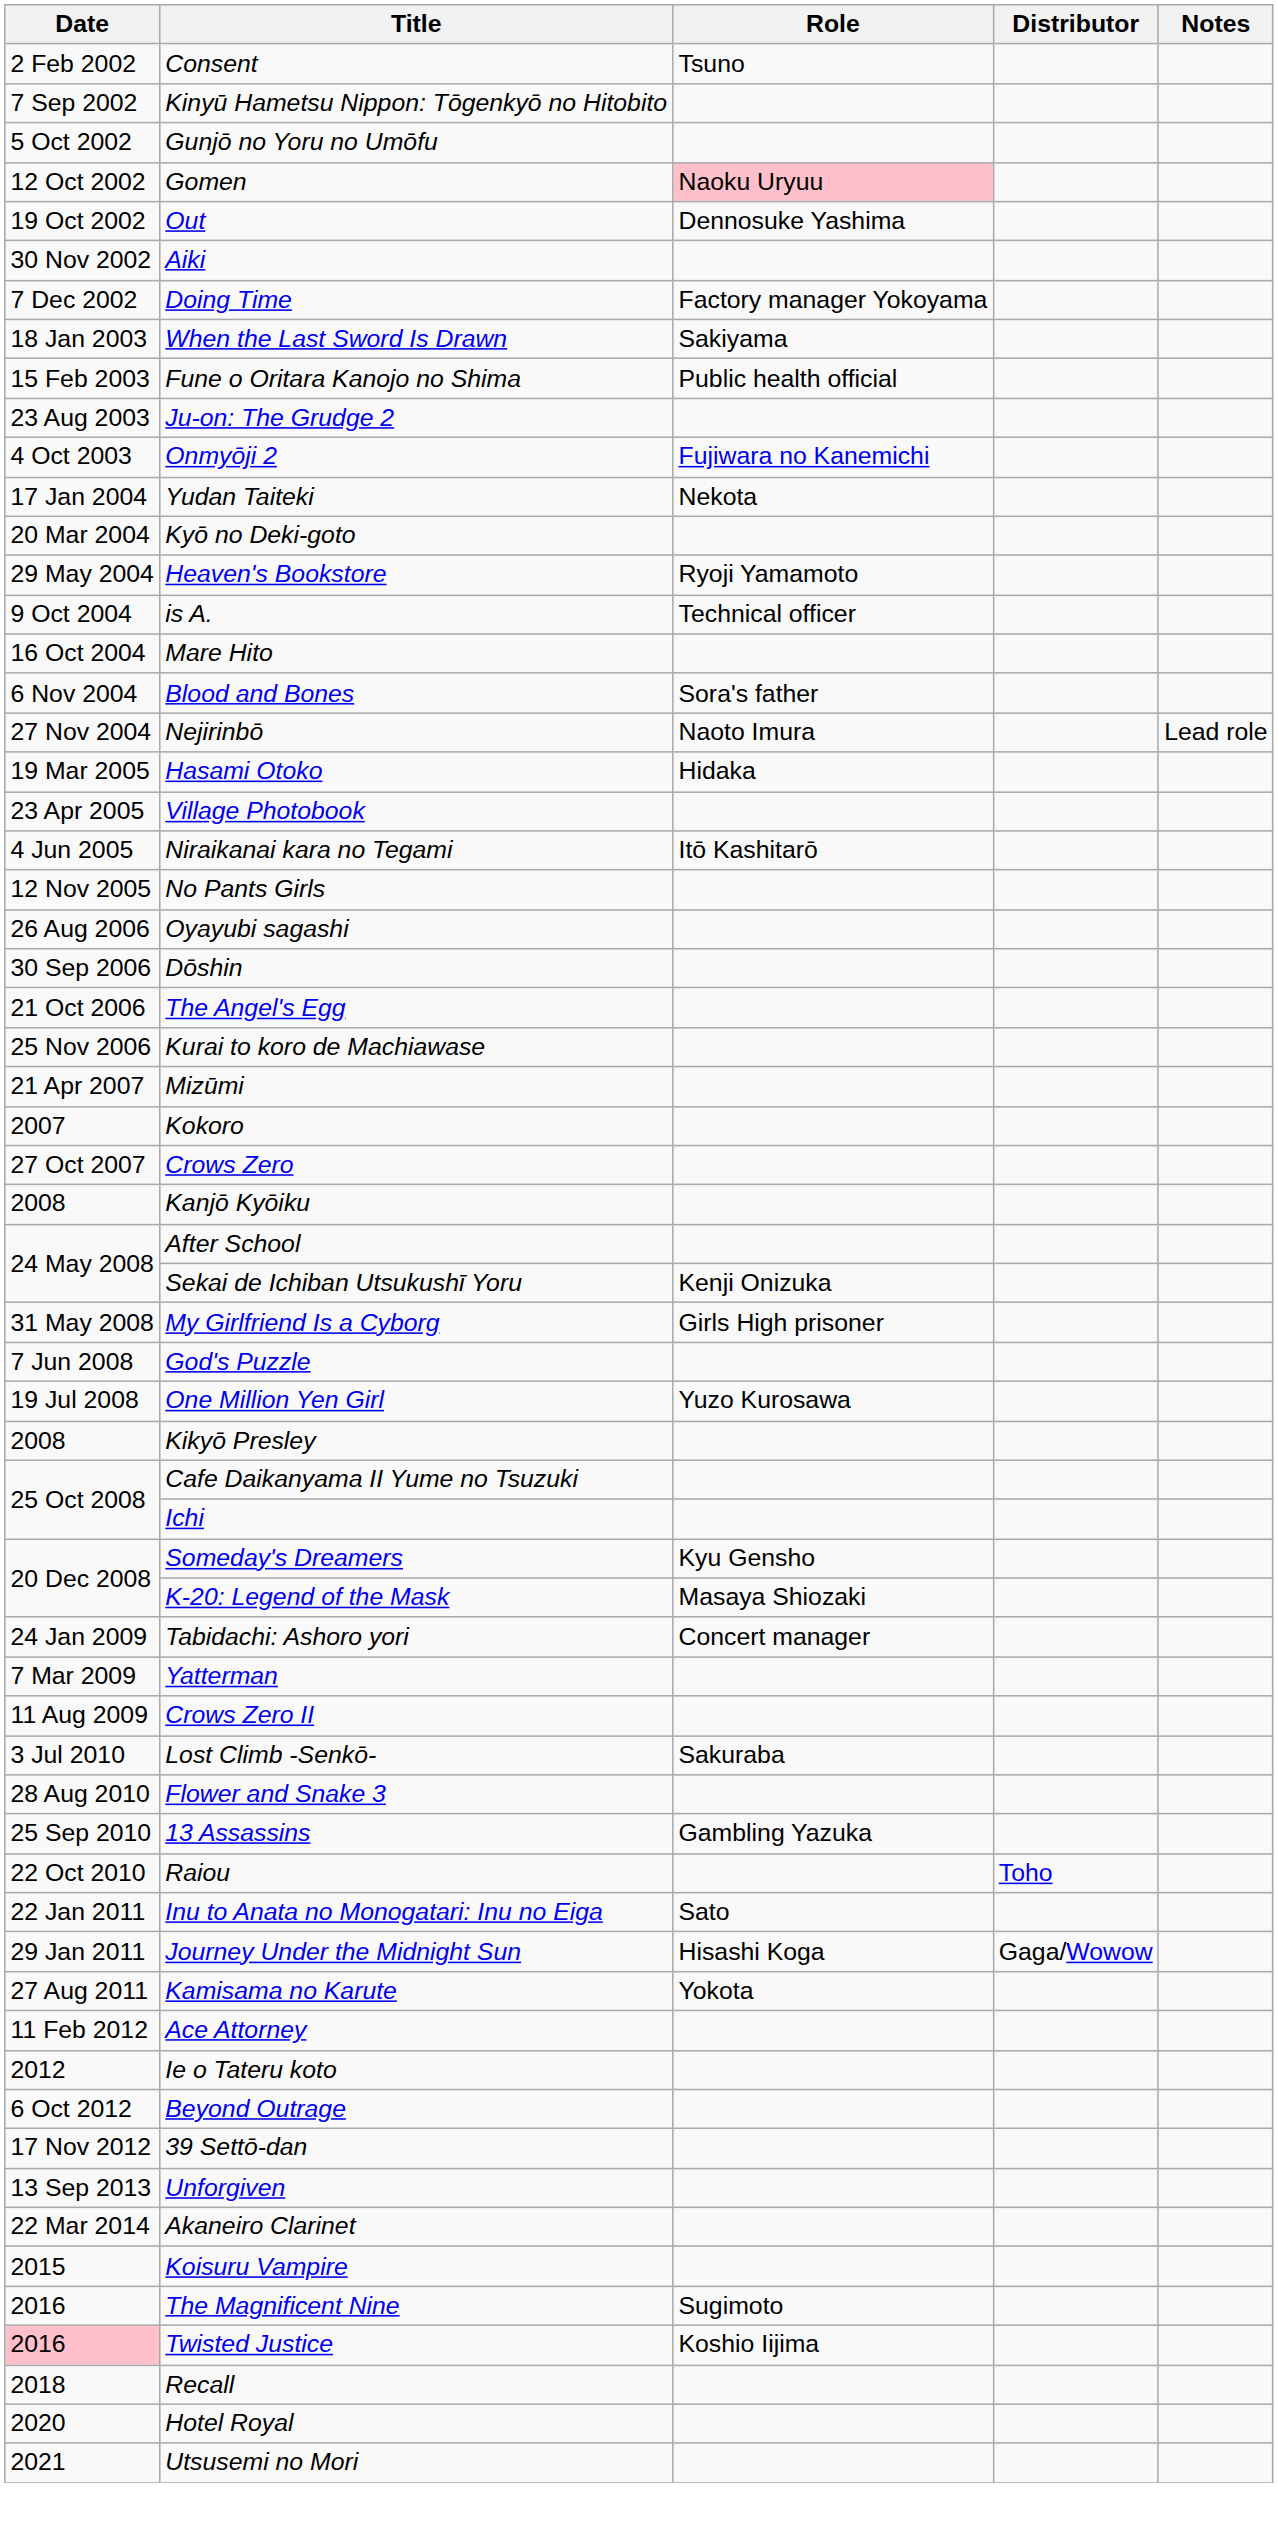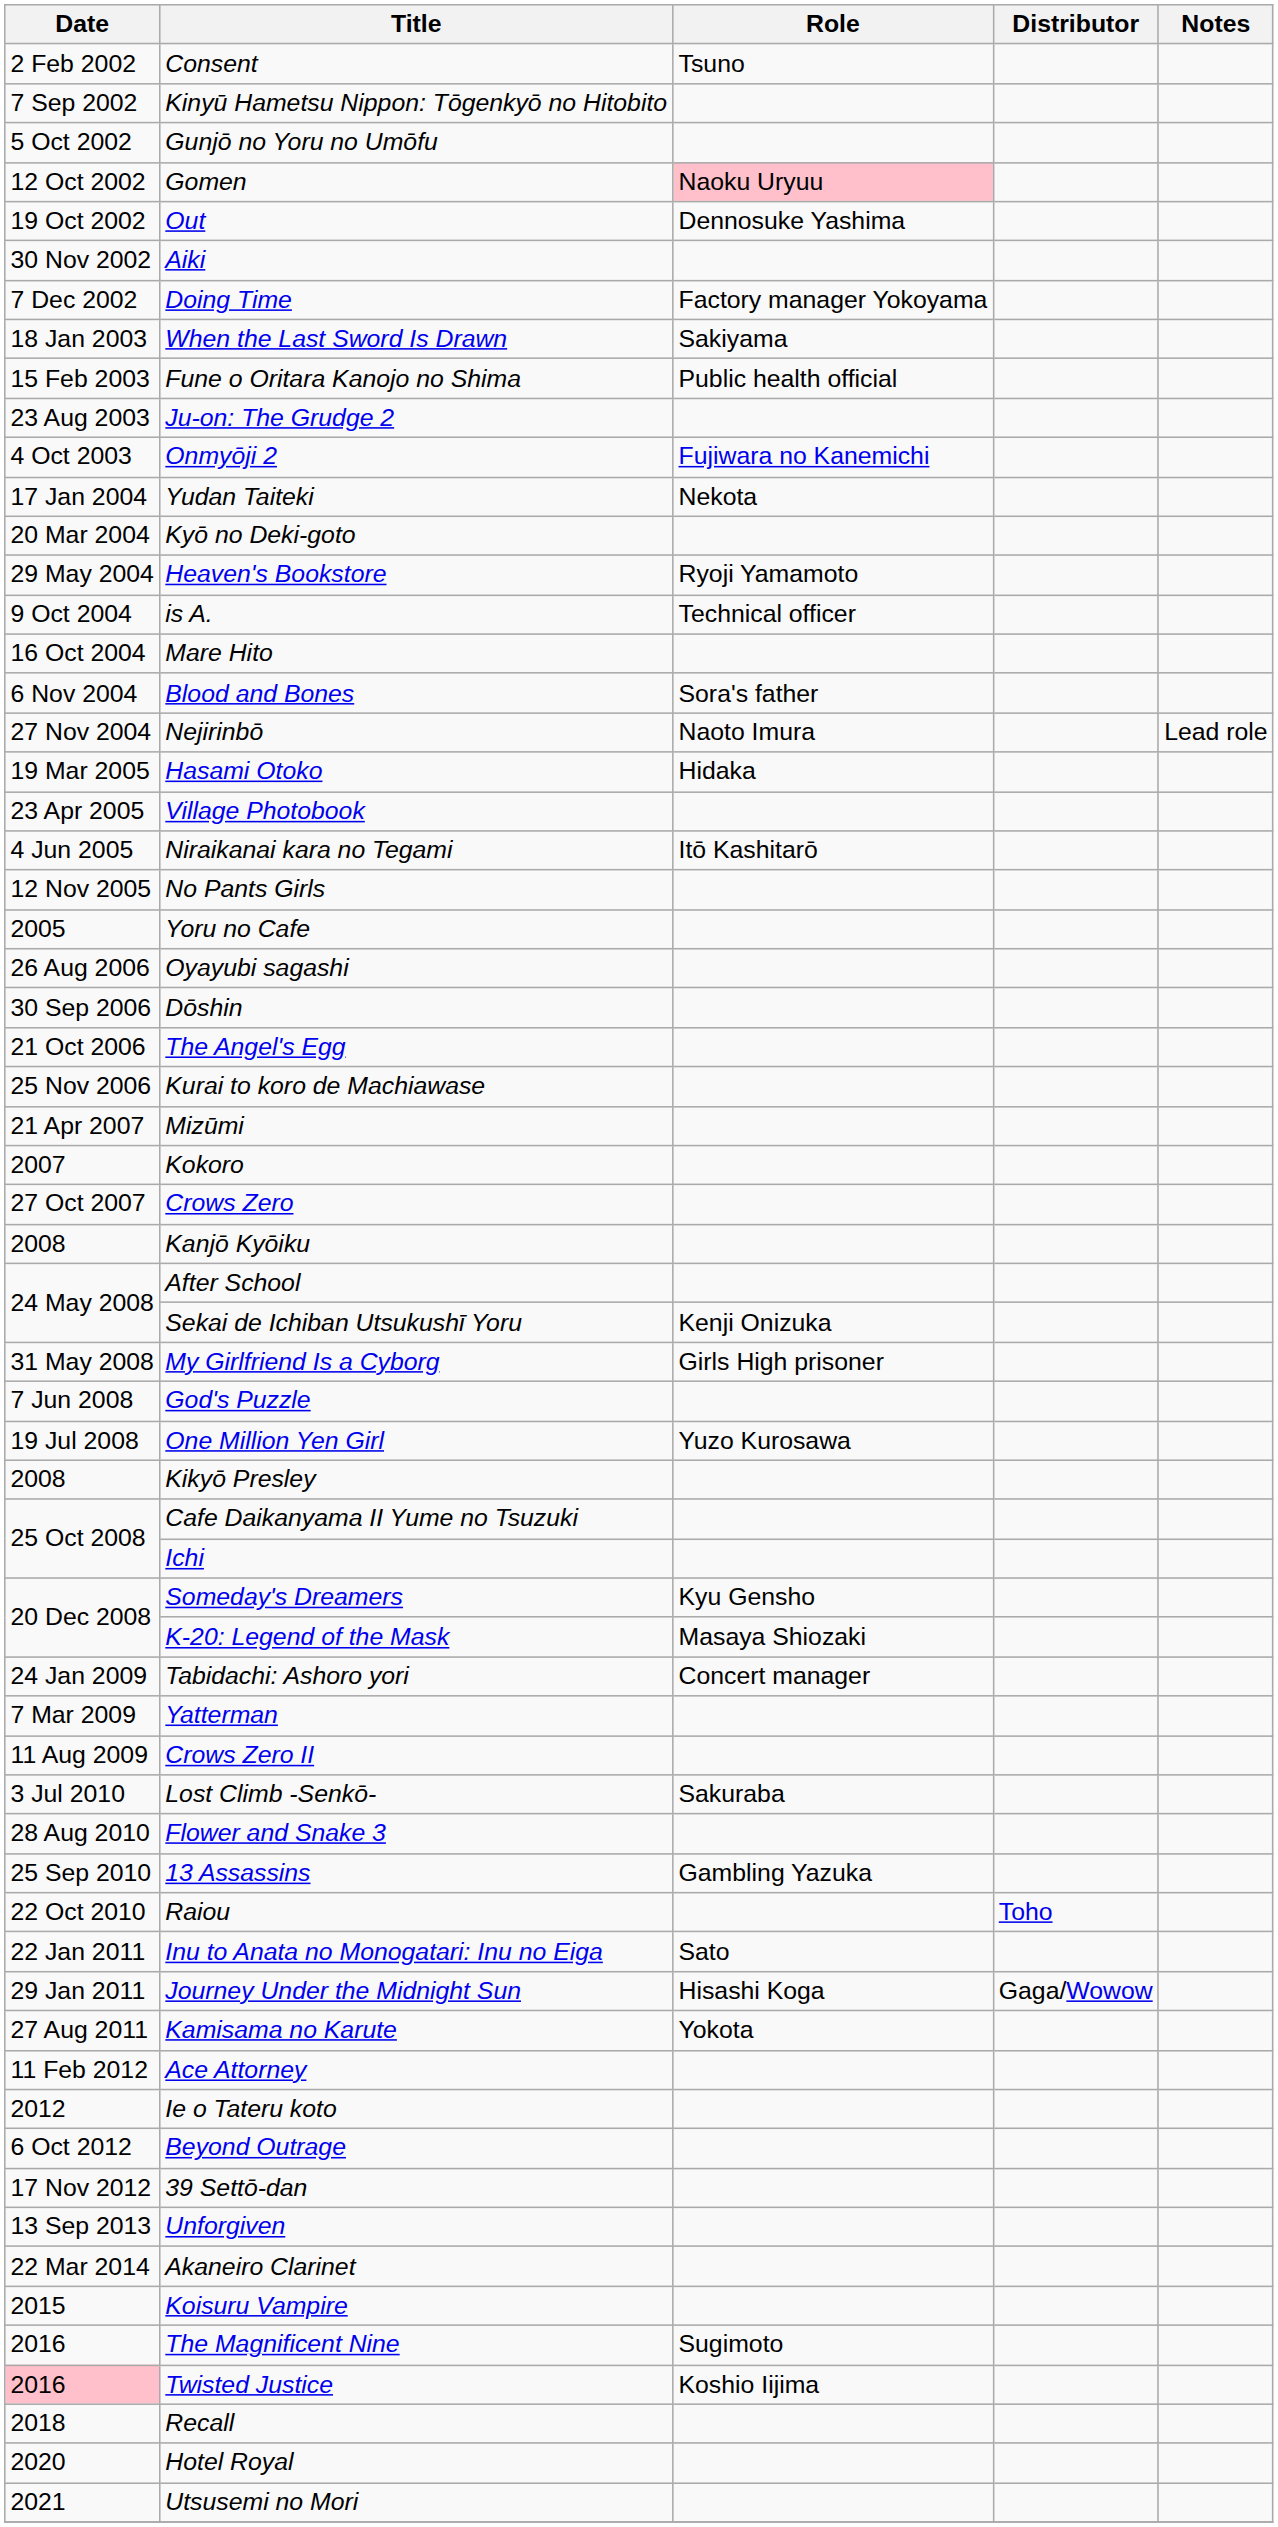+ row: (238, 928)
